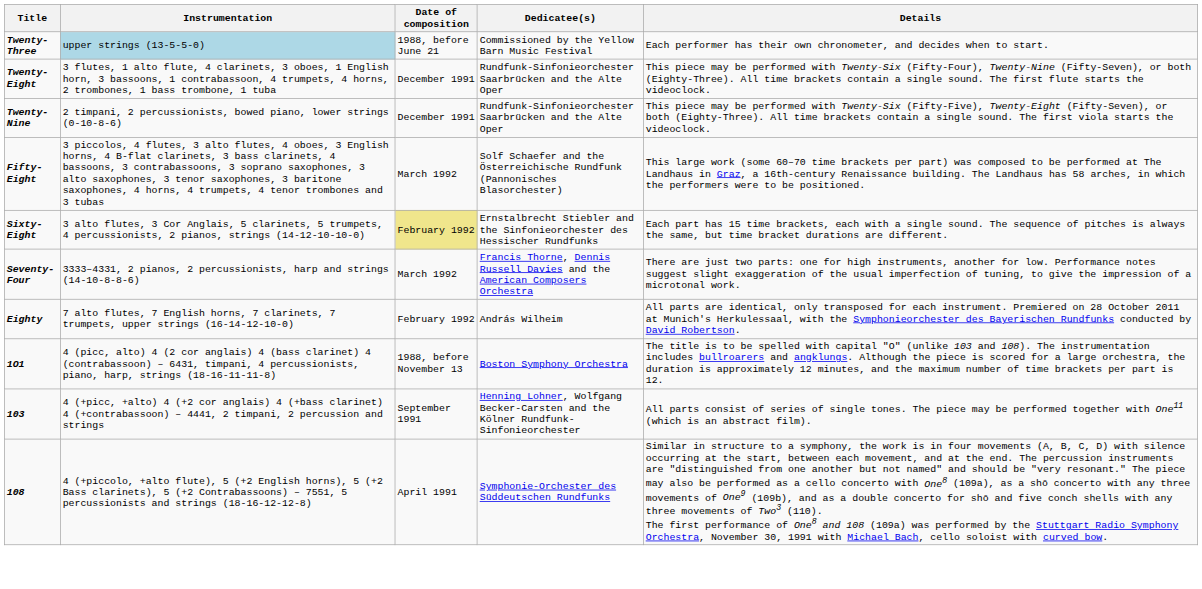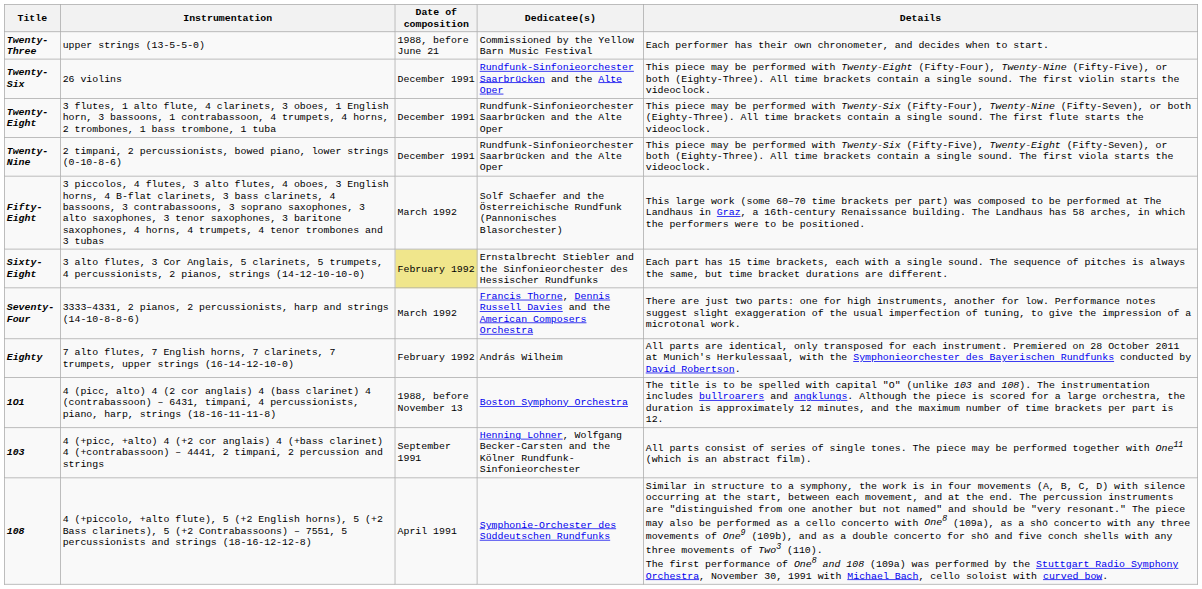(134, 46) lightblue background -> (134, 46) no background
+ row: (27, 79)
